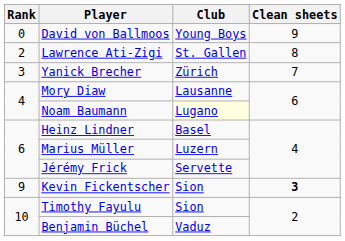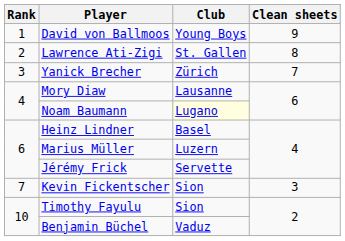(22, 33) 0 -> (22, 33) 1
(22, 188) 9 -> (22, 188) 7
(295, 188) bold -> (295, 188) normal
